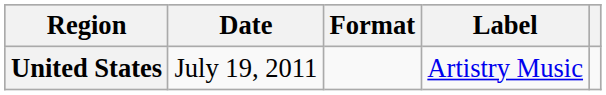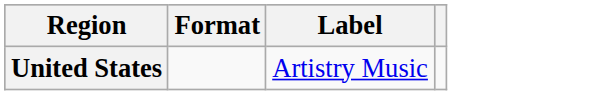- column: (246, 25)
